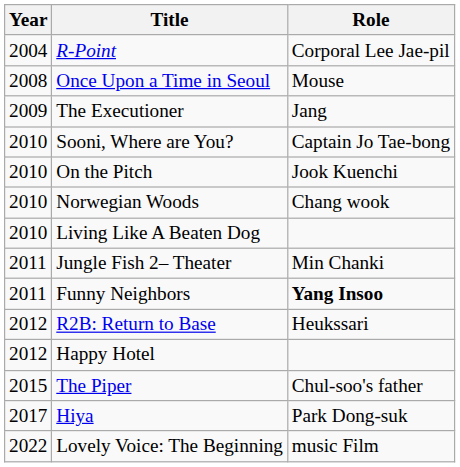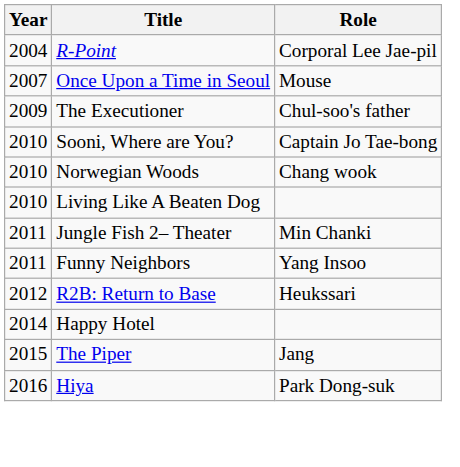(28, 80) 2008 -> (28, 80) 2007
(309, 111) Jang -> (344, 111) Chul-soo's father
- row: (104, 171)
(337, 293) bold -> (323, 263) normal
(28, 354) 2012 -> (28, 324) 2014
(357, 385) Chul-soo's father -> (297, 354) Jang
(28, 415) 2017 -> (28, 385) 2016
- row: (170, 446)
